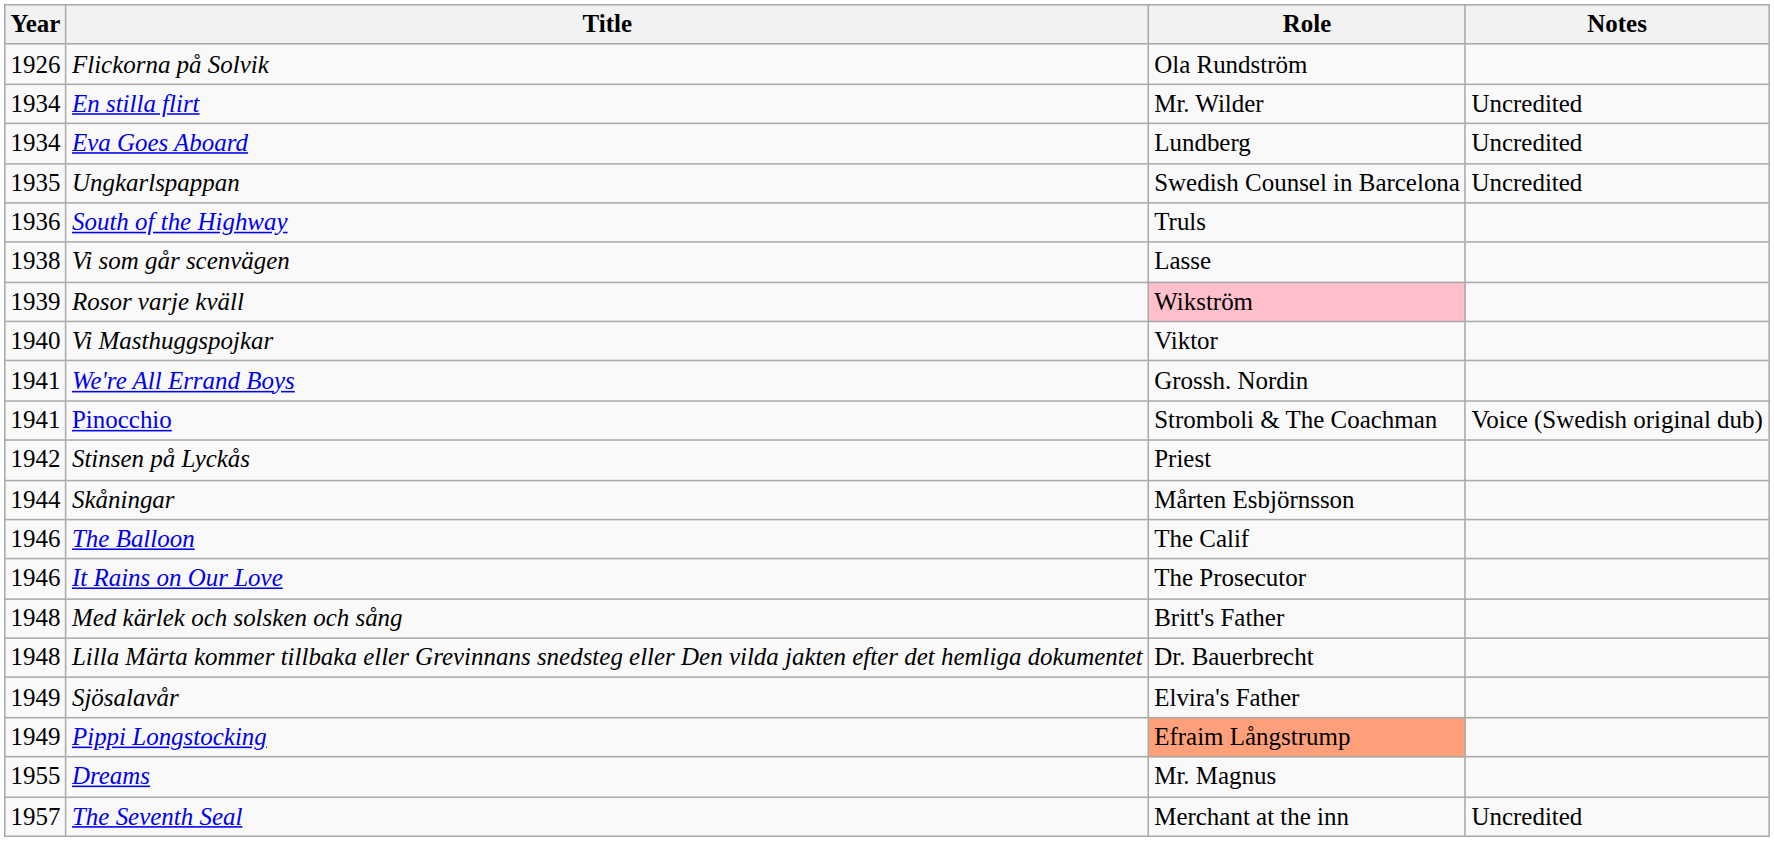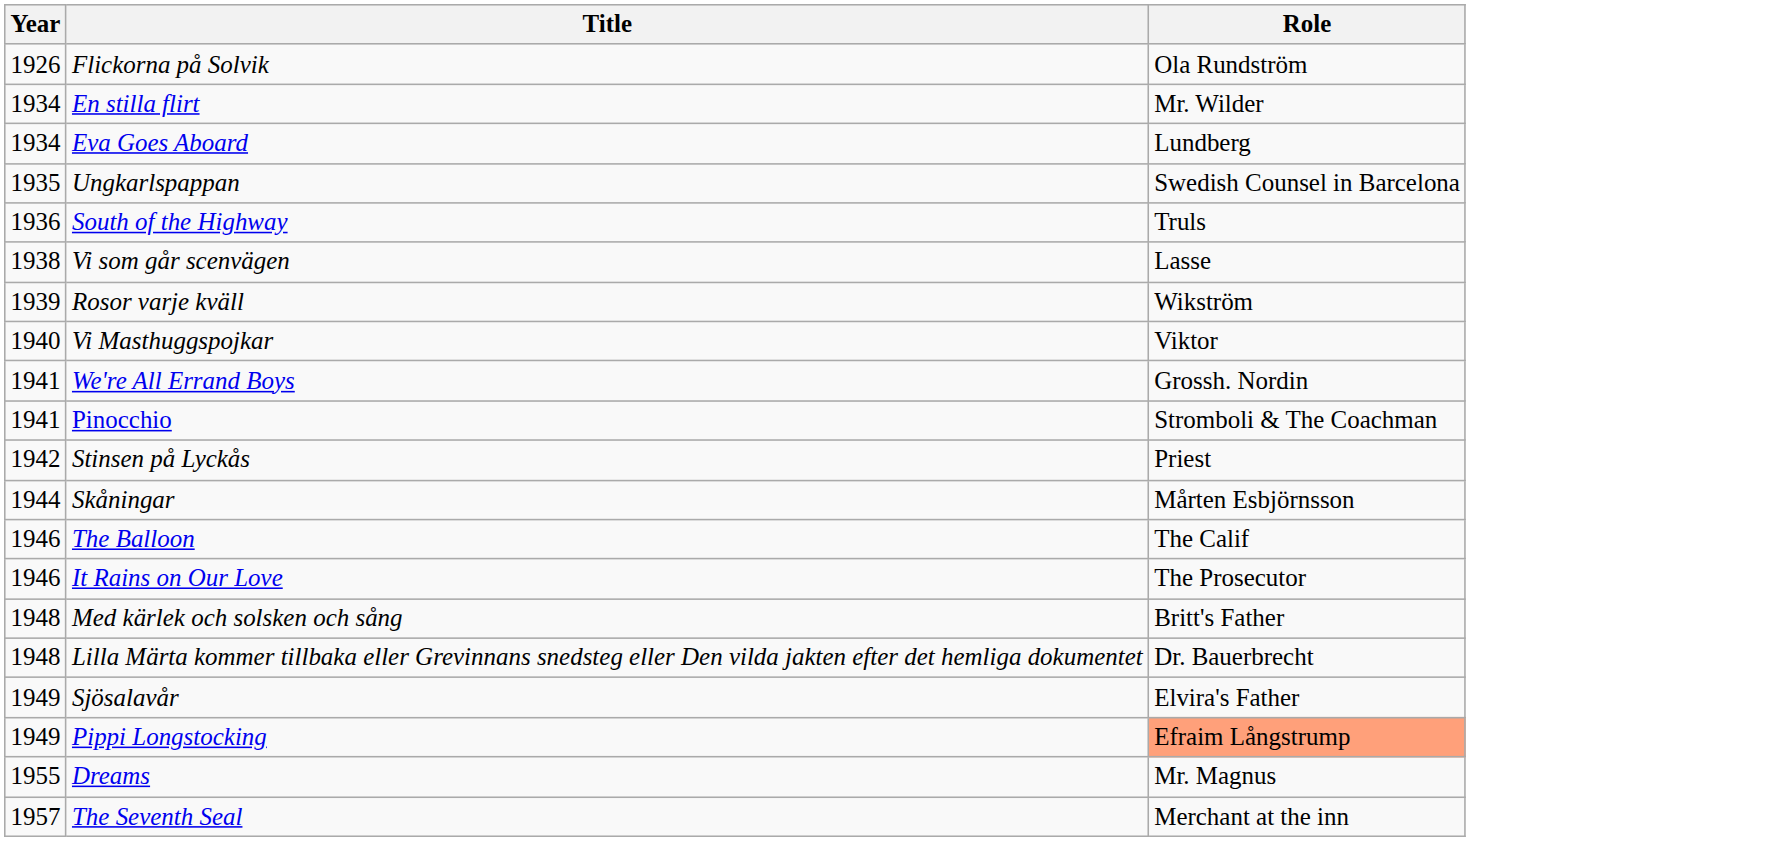- column: (1617, 24)
(1204, 301) pink background -> (1204, 301) no background
